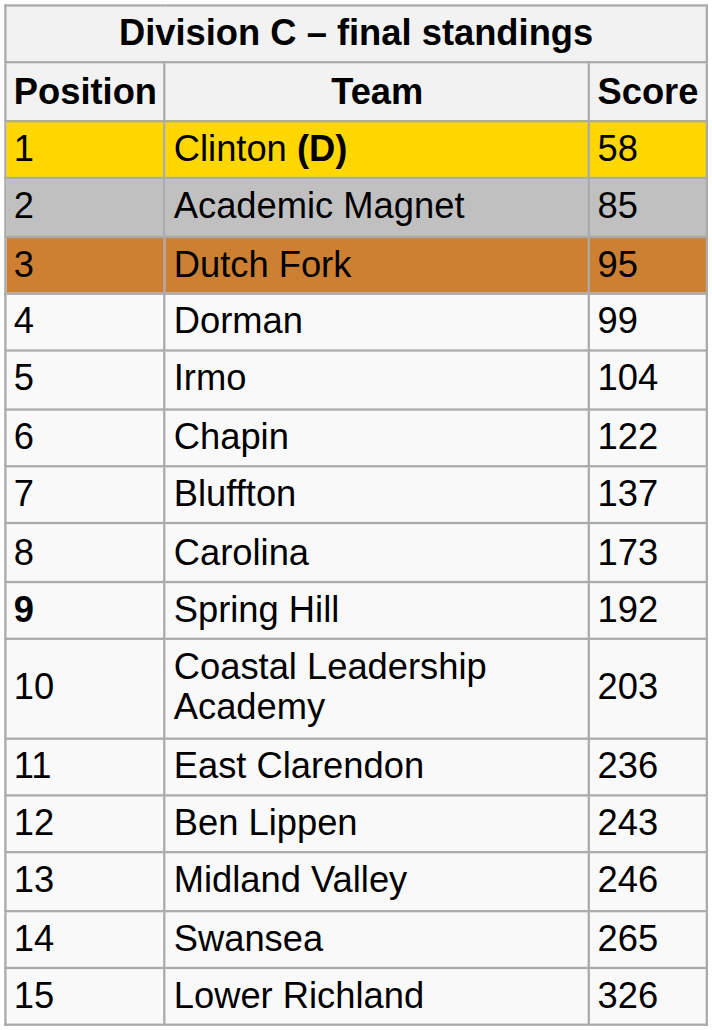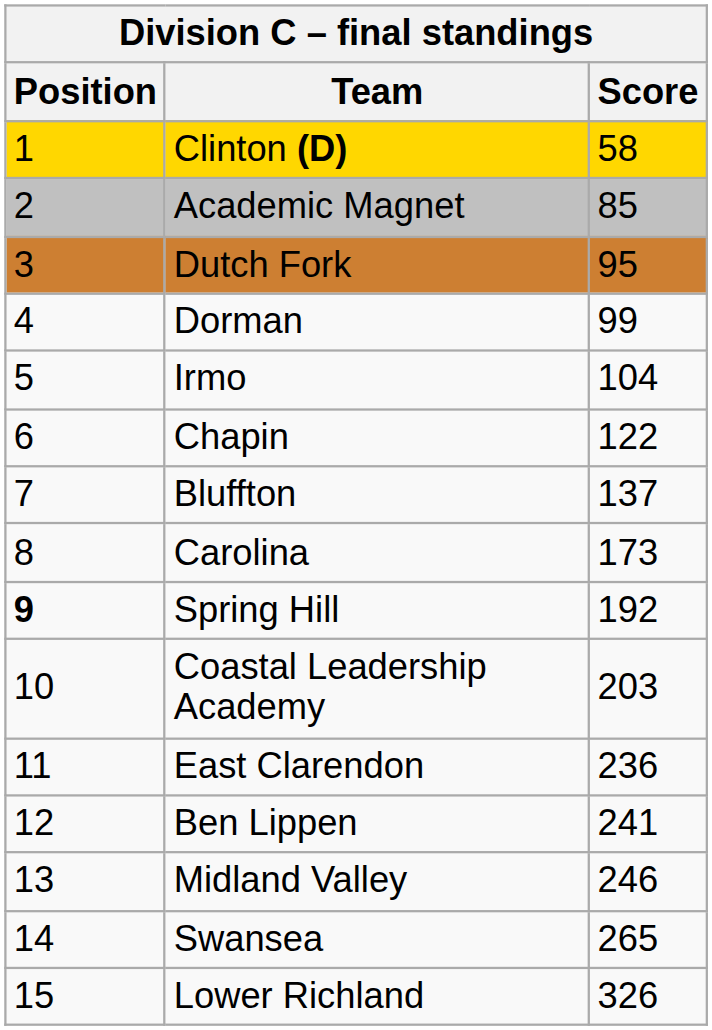(628, 823) 243 -> (628, 823) 241
